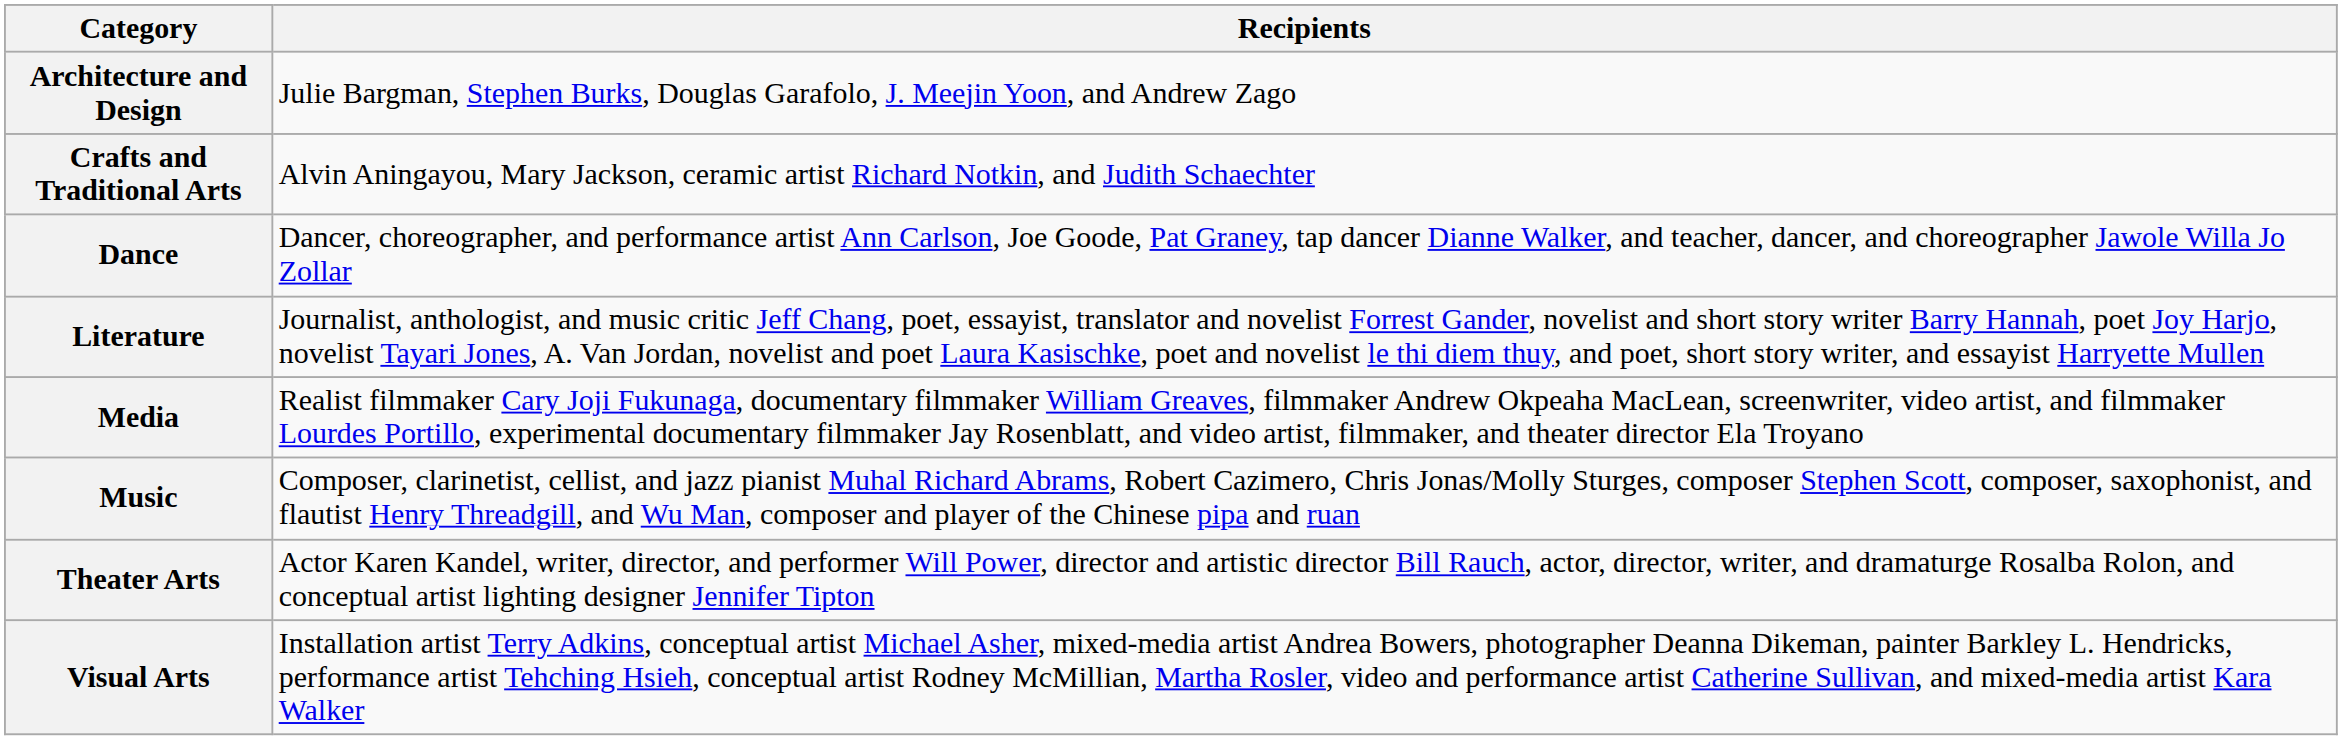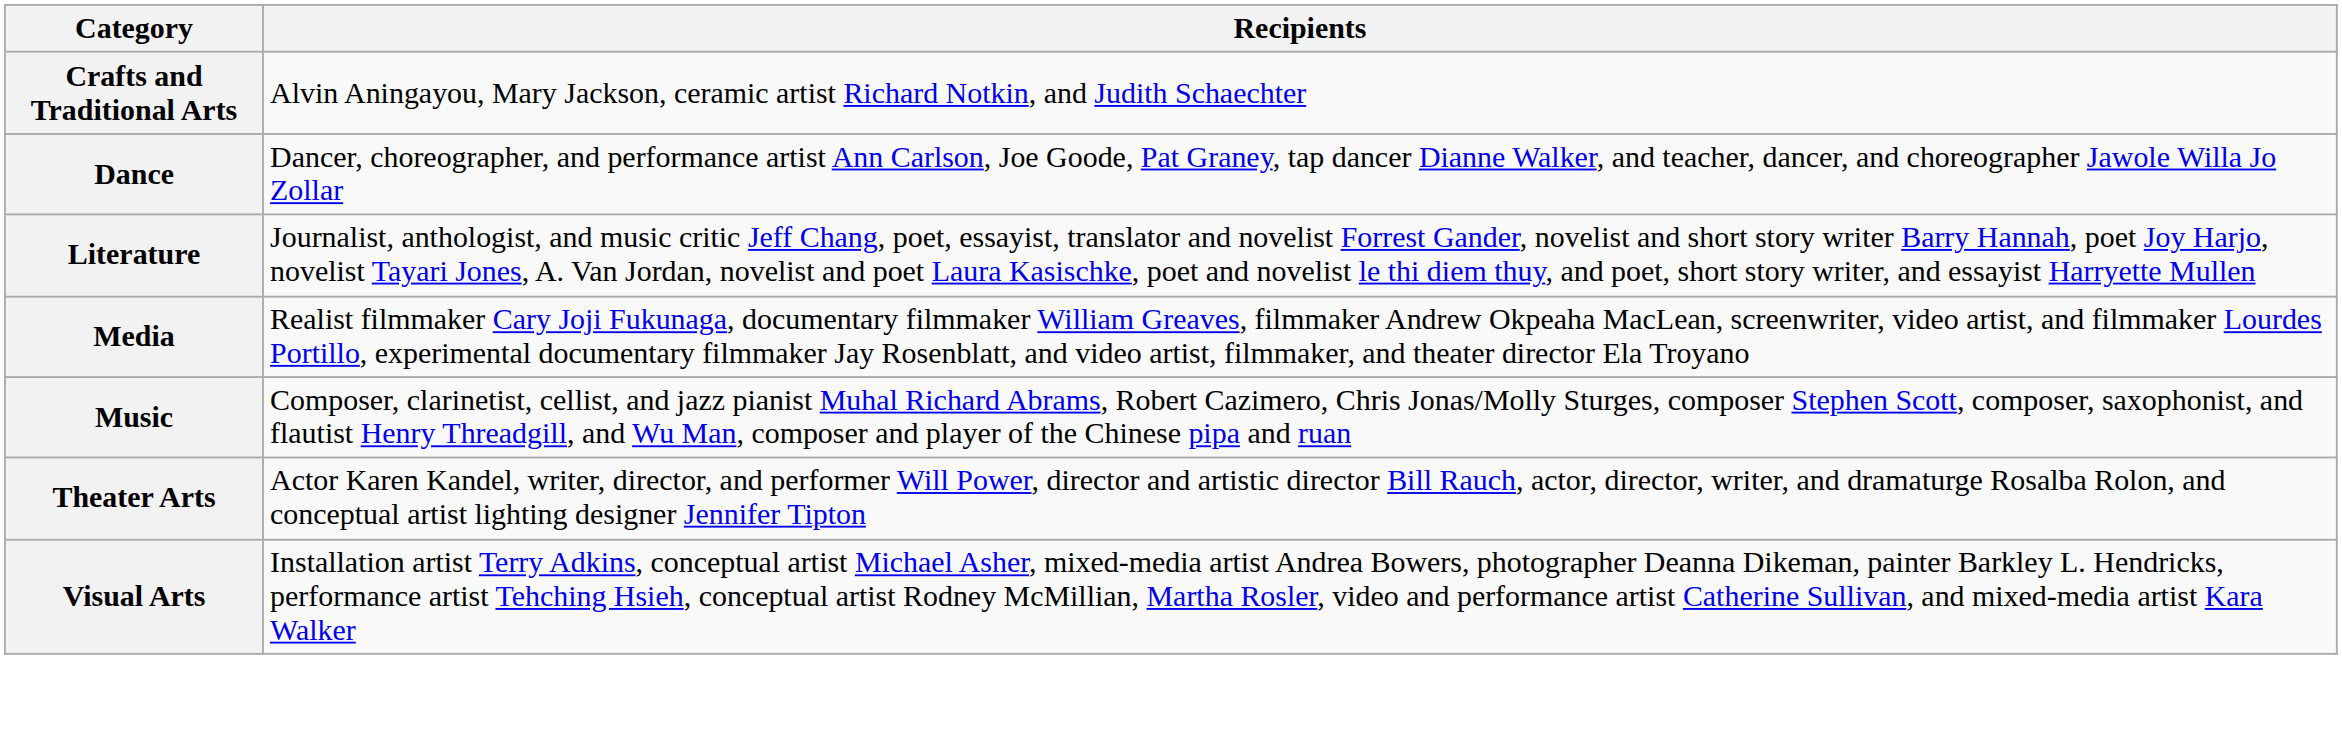- row: (138, 92)
